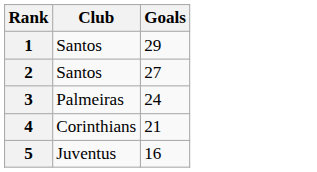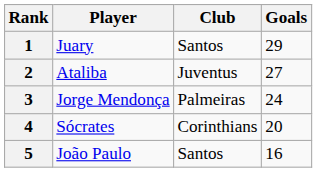+ column: (113, 18)
(79, 72) Santos -> (208, 72) Juventus
(153, 126) 21 -> (274, 126) 20
(86, 153) Juventus -> (200, 153) Santos
